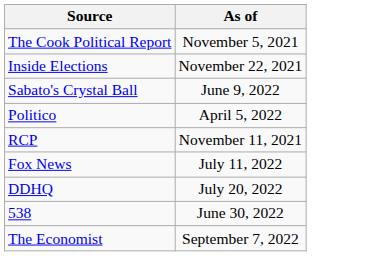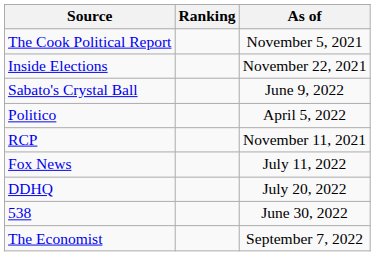+ column: (207, 16)
